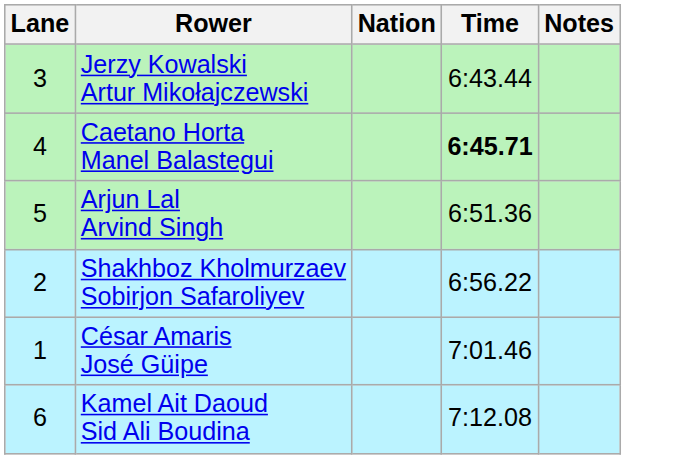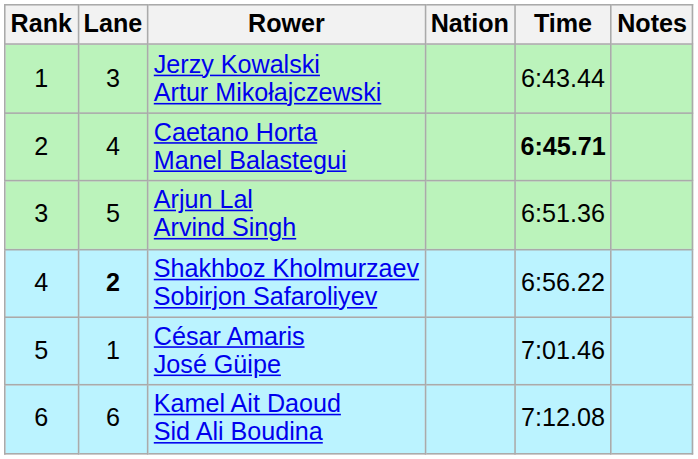+ column: (41, 24)
(40, 282) normal -> (113, 282) bold
